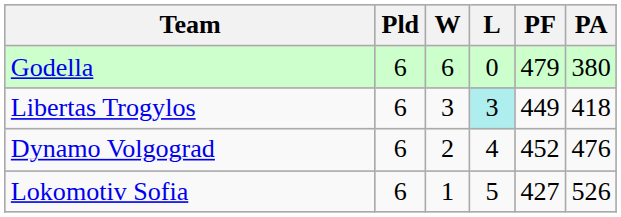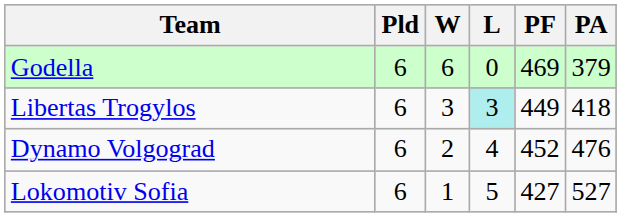(540, 66) 479 -> (540, 66) 469
(591, 66) 380 -> (591, 66) 379
(591, 190) 526 -> (591, 190) 527
